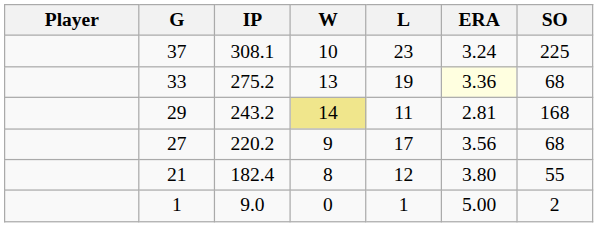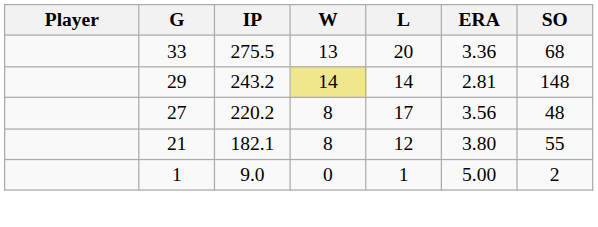- row: (177, 50)
(252, 81) 275.2 -> (252, 50) 275.5
(404, 81) 19 -> (404, 50) 20
(479, 81) lightyellow background -> (479, 50) no background
(404, 112) 11 -> (404, 81) 14
(555, 112) 168 -> (555, 81) 148
(328, 143) 9 -> (328, 112) 8
(555, 143) 68 -> (555, 112) 48
(252, 174) 182.4 -> (252, 143) 182.1
